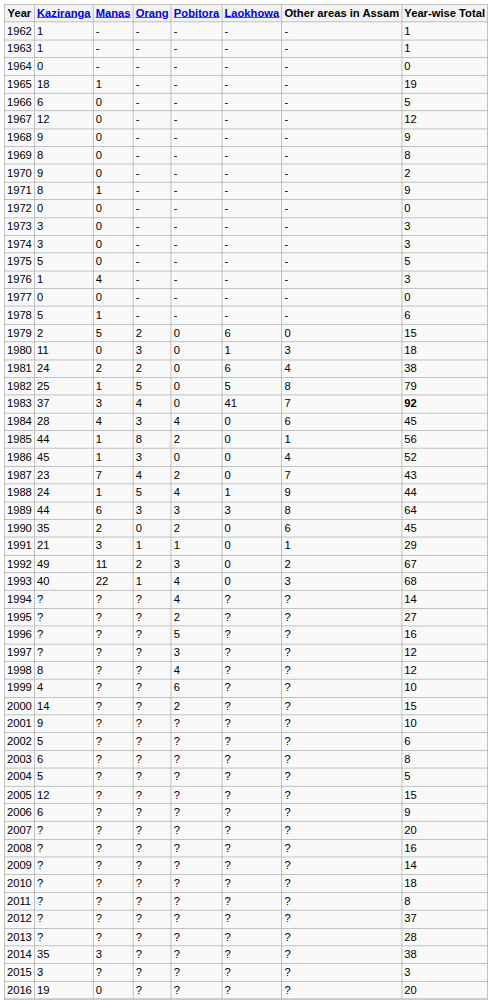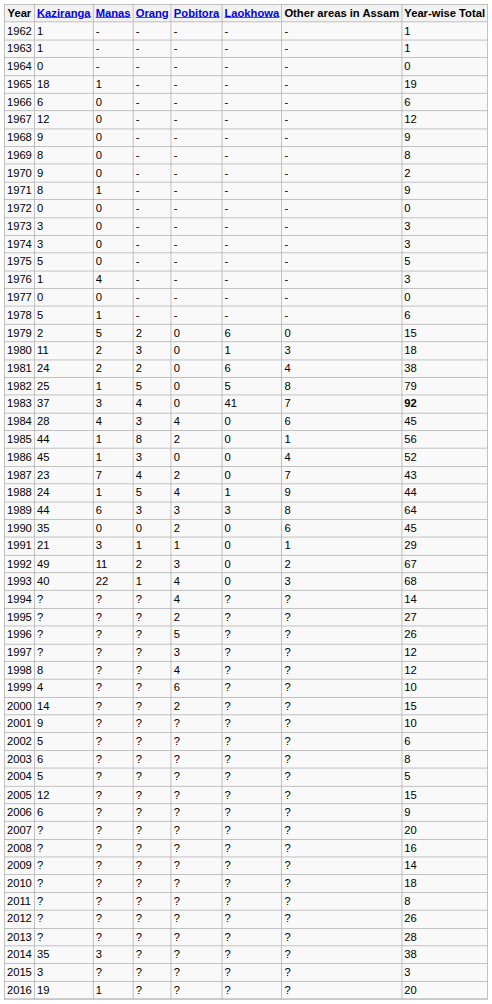(407, 102) 5 -> (407, 102) 6
(99, 350) 0 -> (99, 350) 2
(99, 528) 2 -> (99, 528) 0
(411, 635) 16 -> (411, 635) 26
(411, 919) 37 -> (411, 919) 26
(99, 990) 0 -> (99, 990) 1
